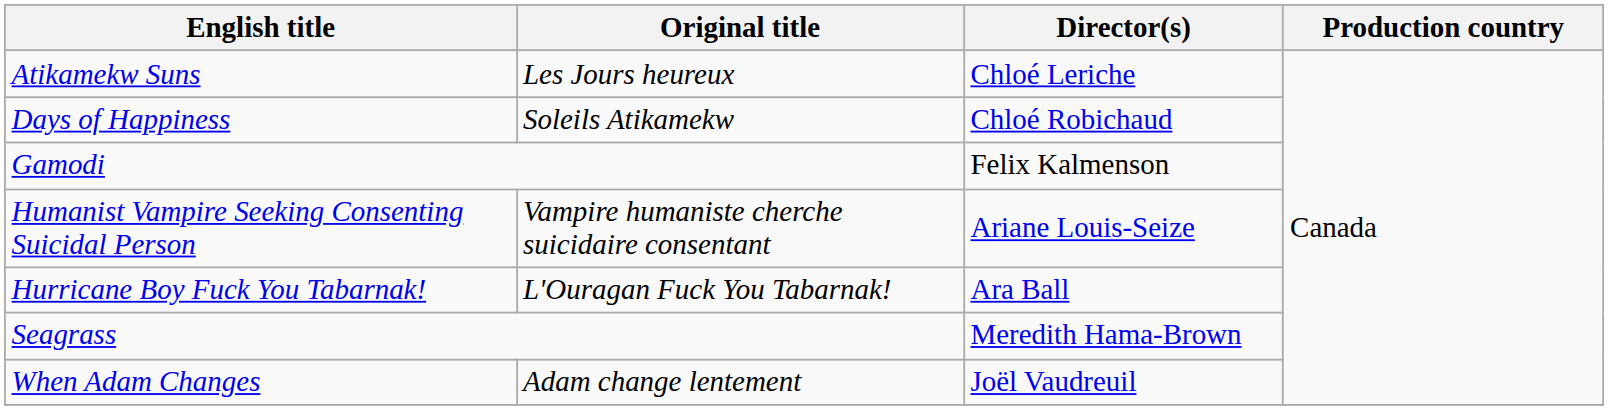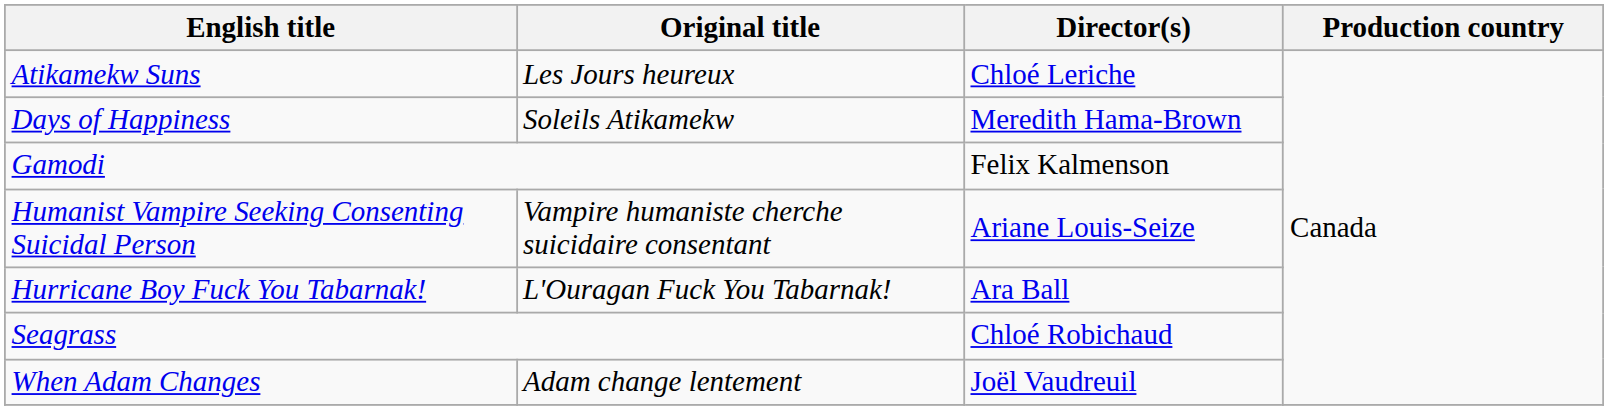(1071, 119) Chloé Robichaud -> (1106, 119) Meredith Hama-Brown
(1106, 335) Meredith Hama-Brown -> (1071, 335) Chloé Robichaud
